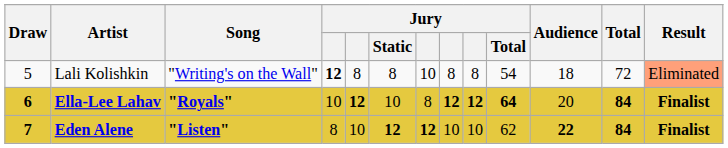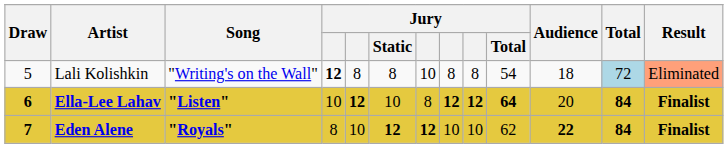(623, 74) no background -> (623, 74) lightblue background
(201, 102) "Royals" -> (199, 102) "Listen"
(199, 130) "Listen" -> (201, 130) "Royals"
